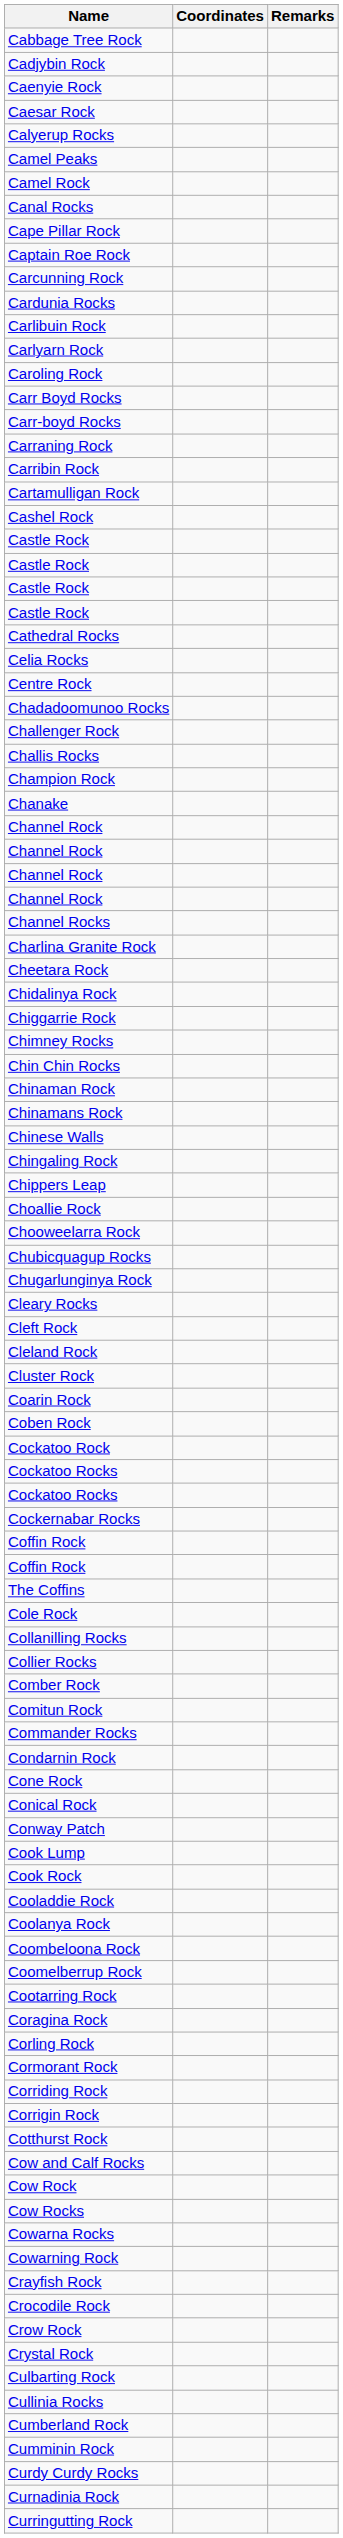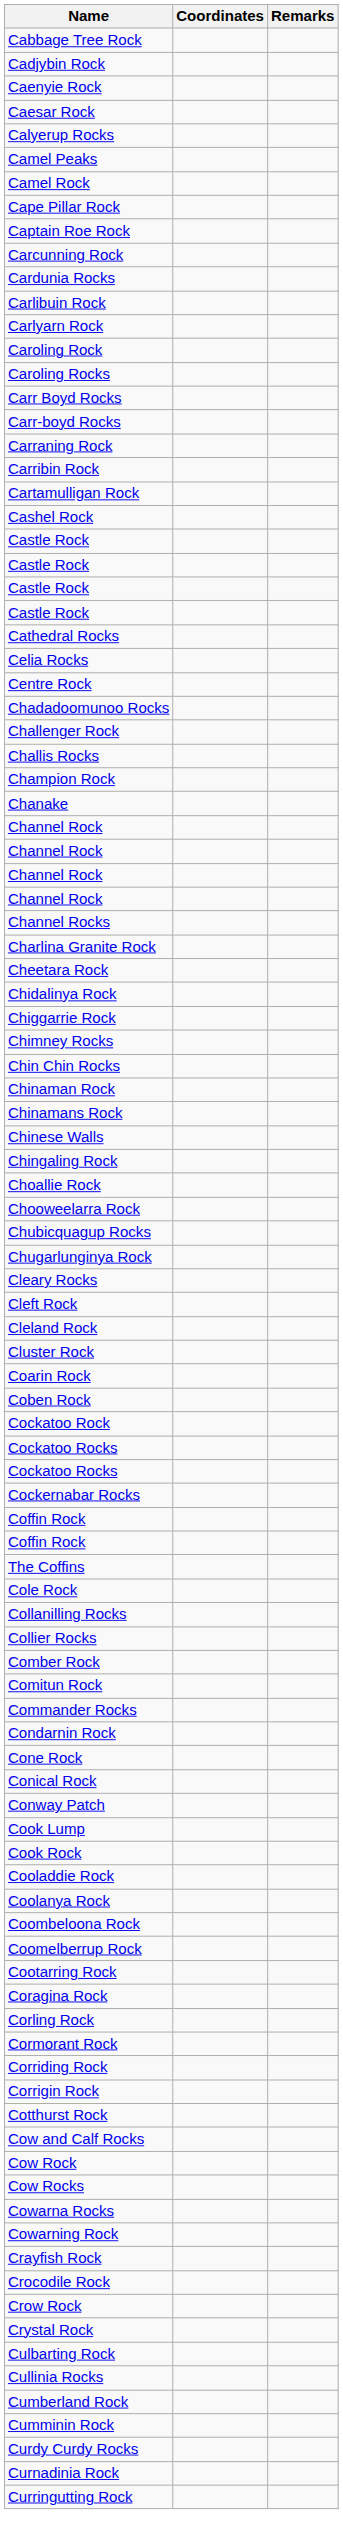- row: (51, 207)
+ row: (59, 374)
- row: (57, 1185)
